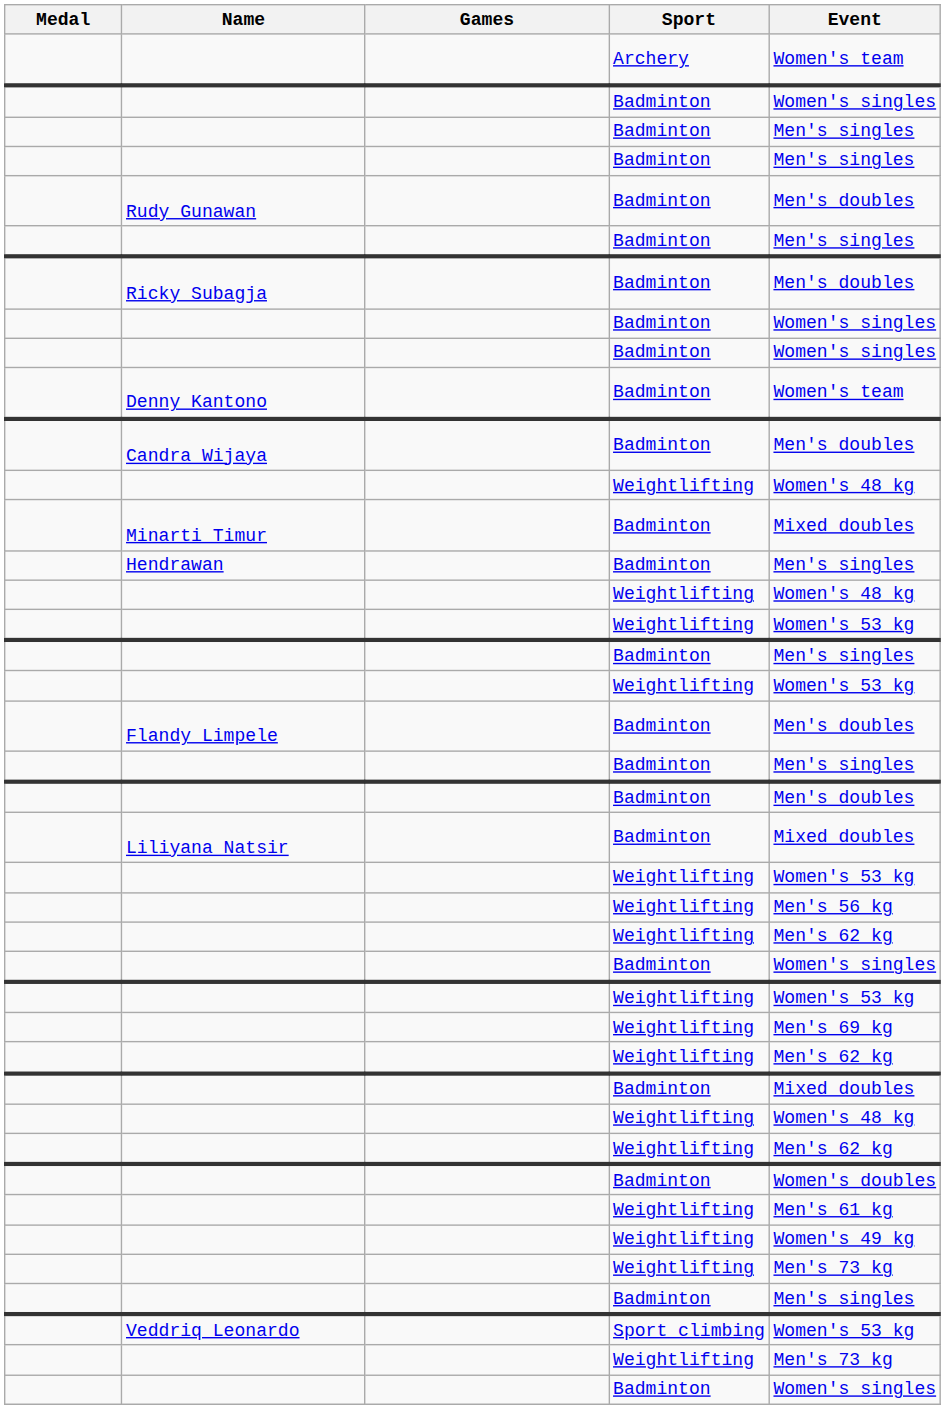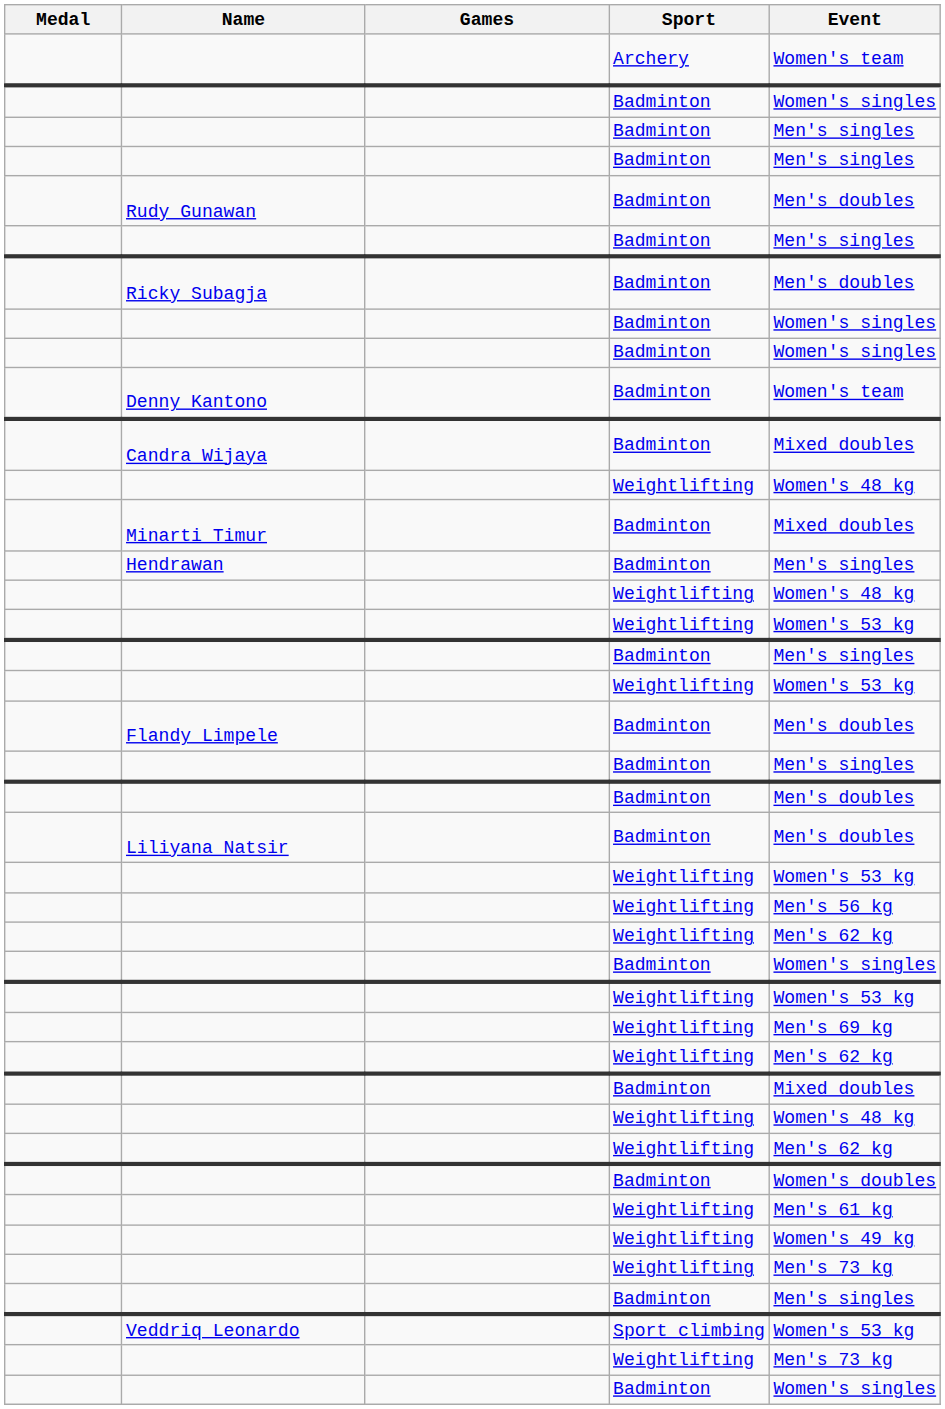(844, 446) Men's doubles -> (844, 446) Mixed doubles
(844, 838) Mixed doubles -> (844, 838) Men's doubles
